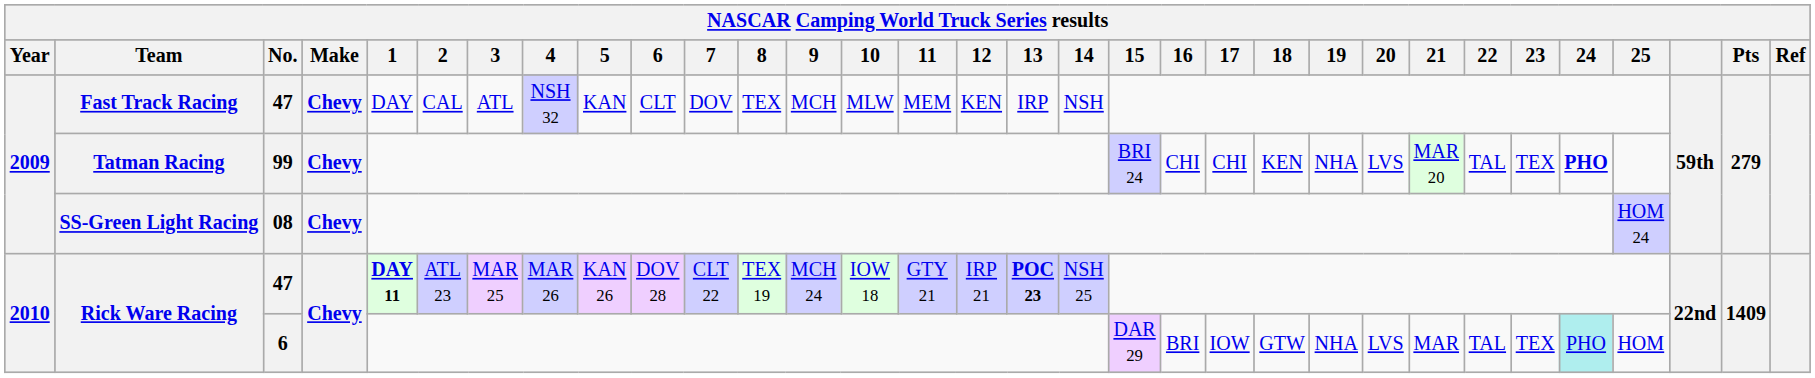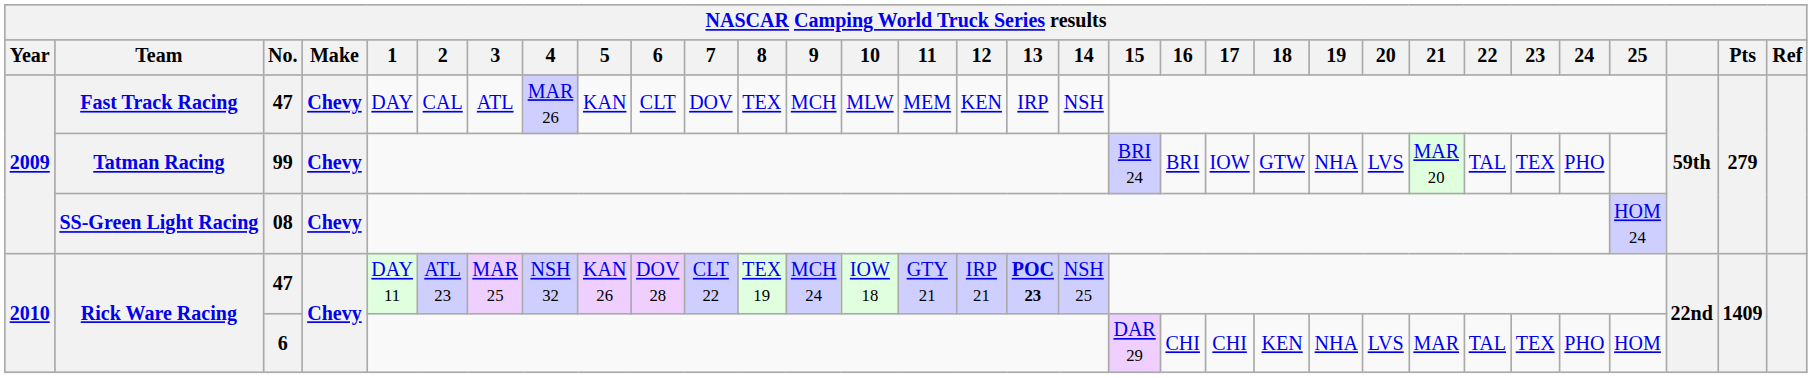(550, 102) NSH 32 -> (551, 102) MAR 26
(1183, 163) CHI -> (1183, 163) BRI
(1230, 163) CHI -> (1230, 163) IOW
(1282, 163) KEN -> (1282, 163) GTW
(1586, 163) bold -> (1584, 163) normal
(392, 283) bold -> (392, 282) normal
(551, 282) MAR 26 -> (550, 282) NSH 32
(1183, 342) BRI -> (1183, 342) CHI
(1230, 342) IOW -> (1230, 342) CHI
(1282, 342) GTW -> (1282, 342) KEN
(1586, 342) paleturquoise background -> (1584, 342) no background
